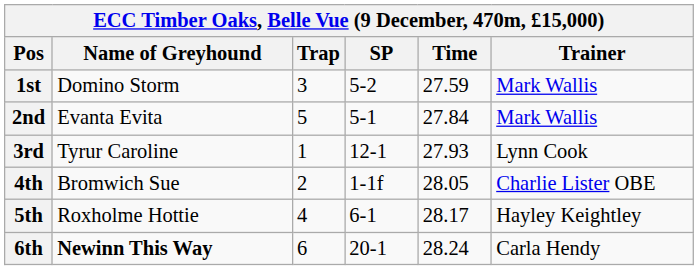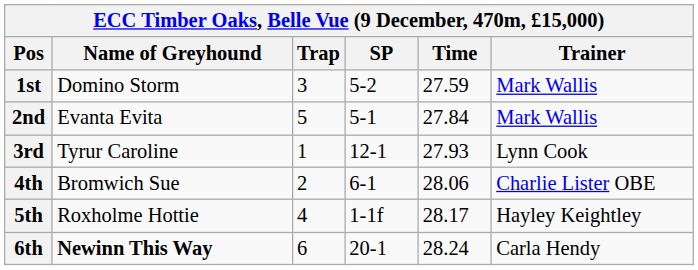(366, 183) 1-1f -> (363, 183) 6-1
(446, 183) 28.05 -> (446, 183) 28.06
(363, 215) 6-1 -> (366, 215) 1-1f
